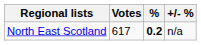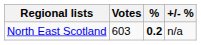(121, 31) 617 -> (121, 31) 603
